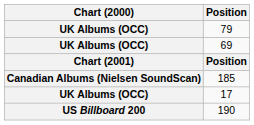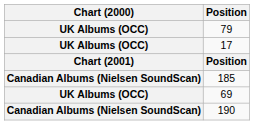rows swapped: (226, 95) <-> (226, 45)
(104, 111) US Billboard 200 -> (104, 111) Canadian Albums (Nielsen SoundScan)
